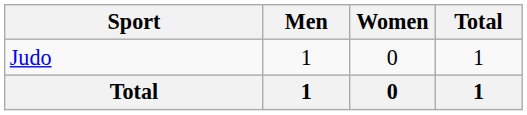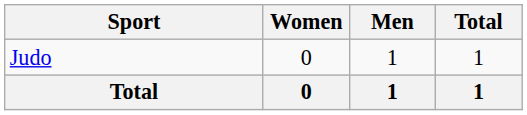columns swapped: (306, 22) <-> (392, 22)
